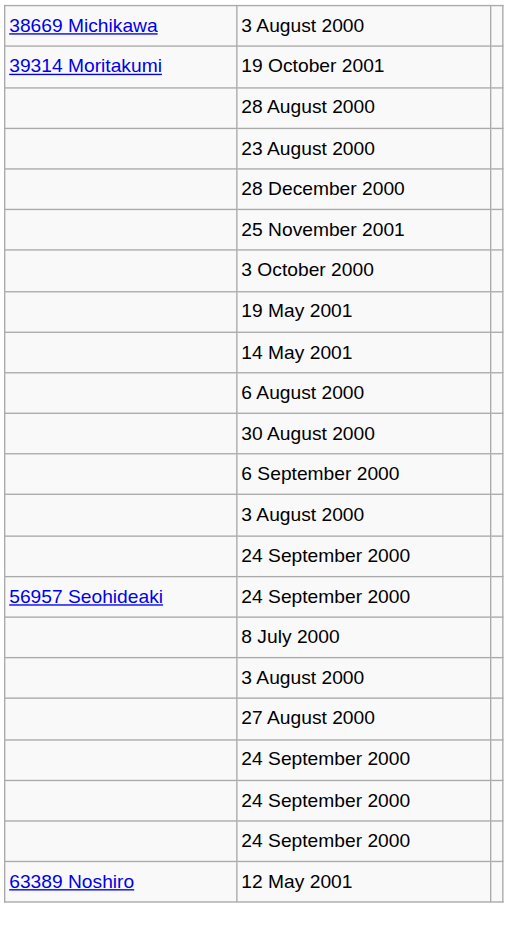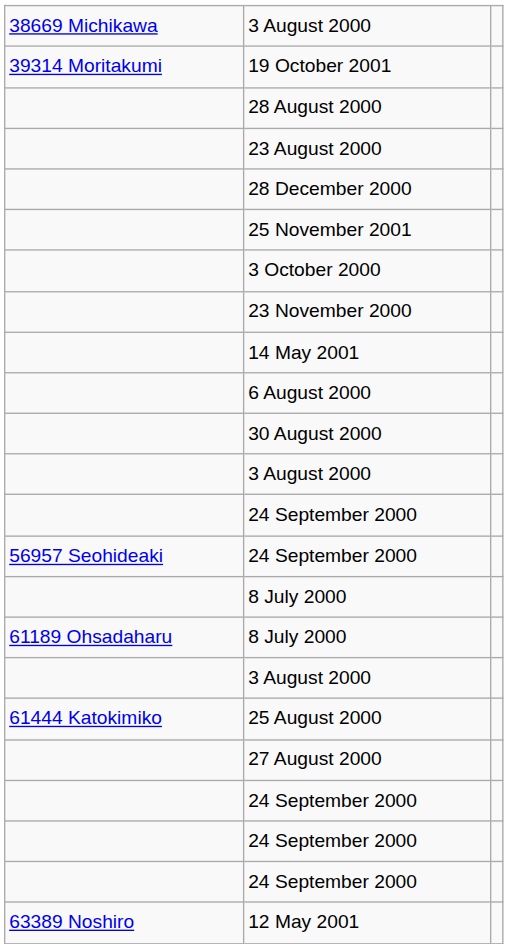+ row: (124, 312)
- row: (121, 312)
- row: (121, 475)
+ row: (91, 637)
+ row: (86, 718)
